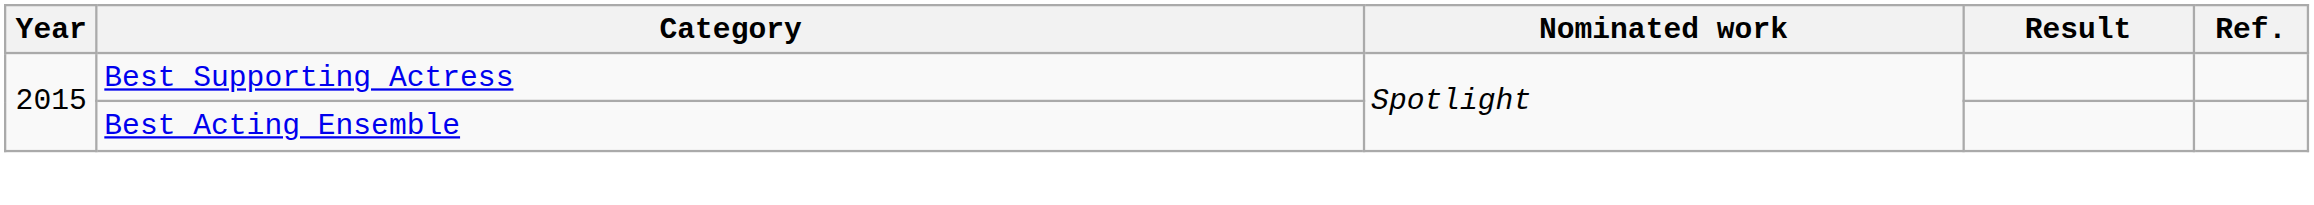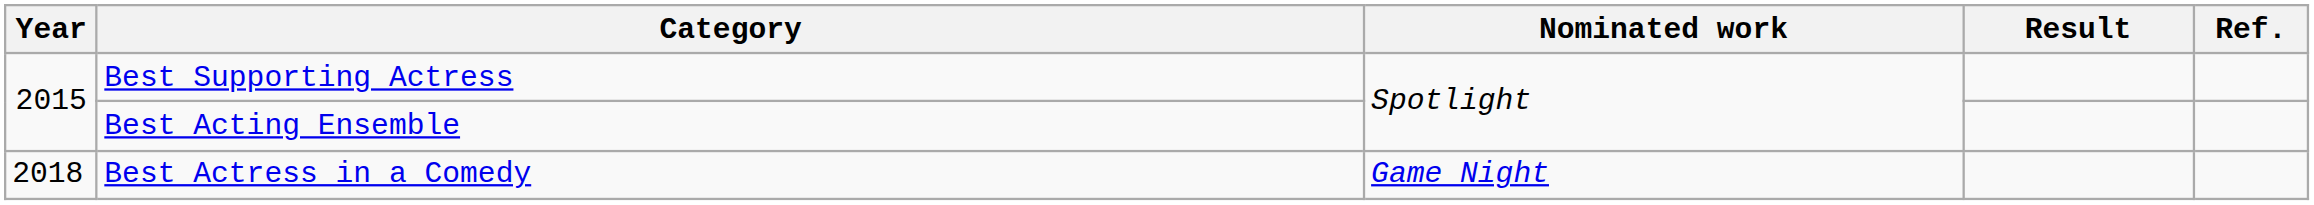+ row: (318, 174)
